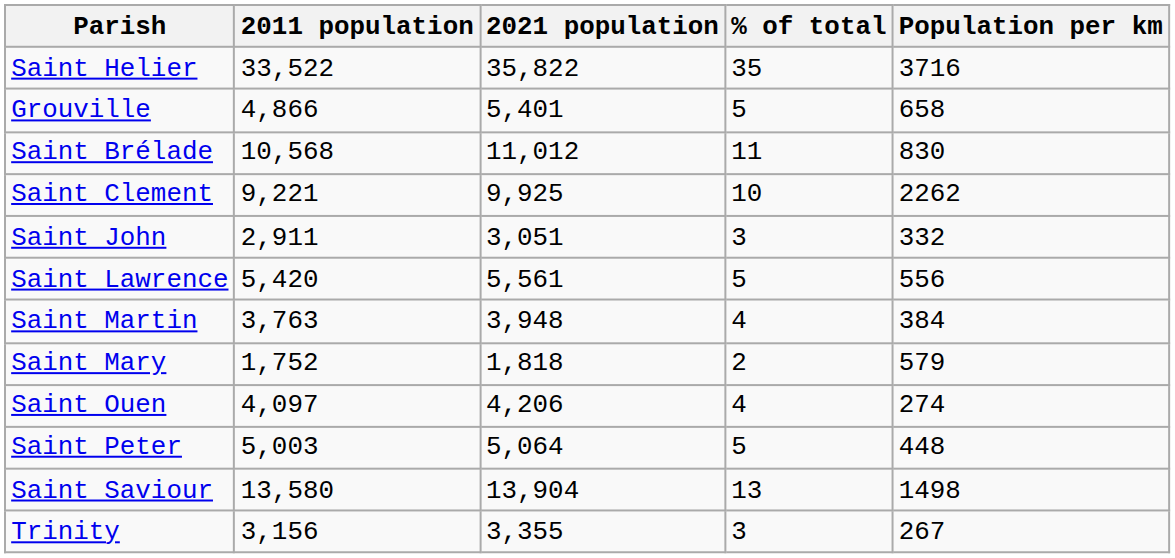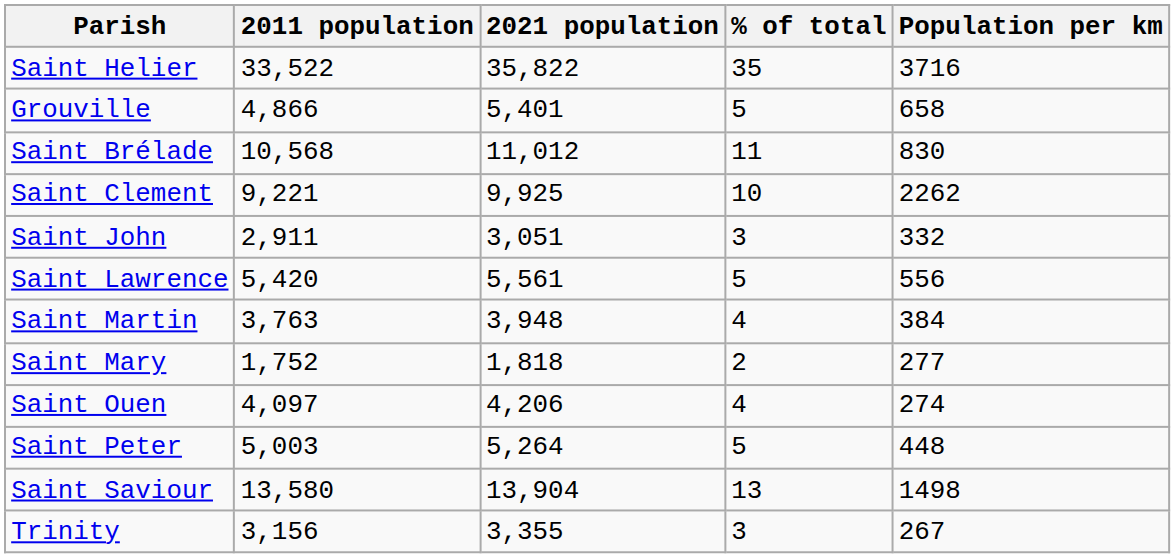(922, 363) 579 -> (922, 363) 277
(525, 448) 5,064 -> (525, 448) 5,264
